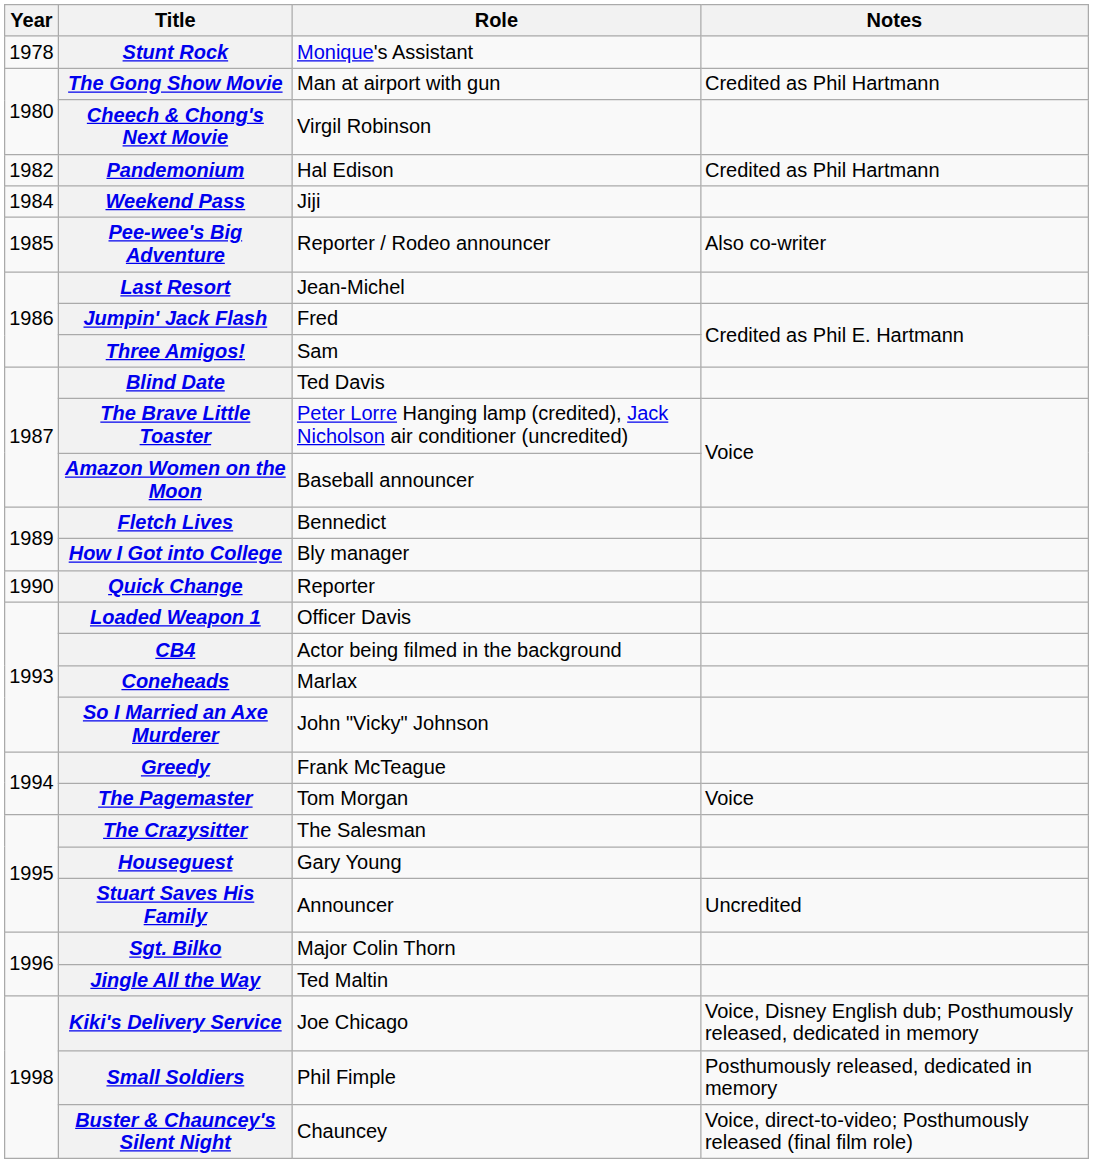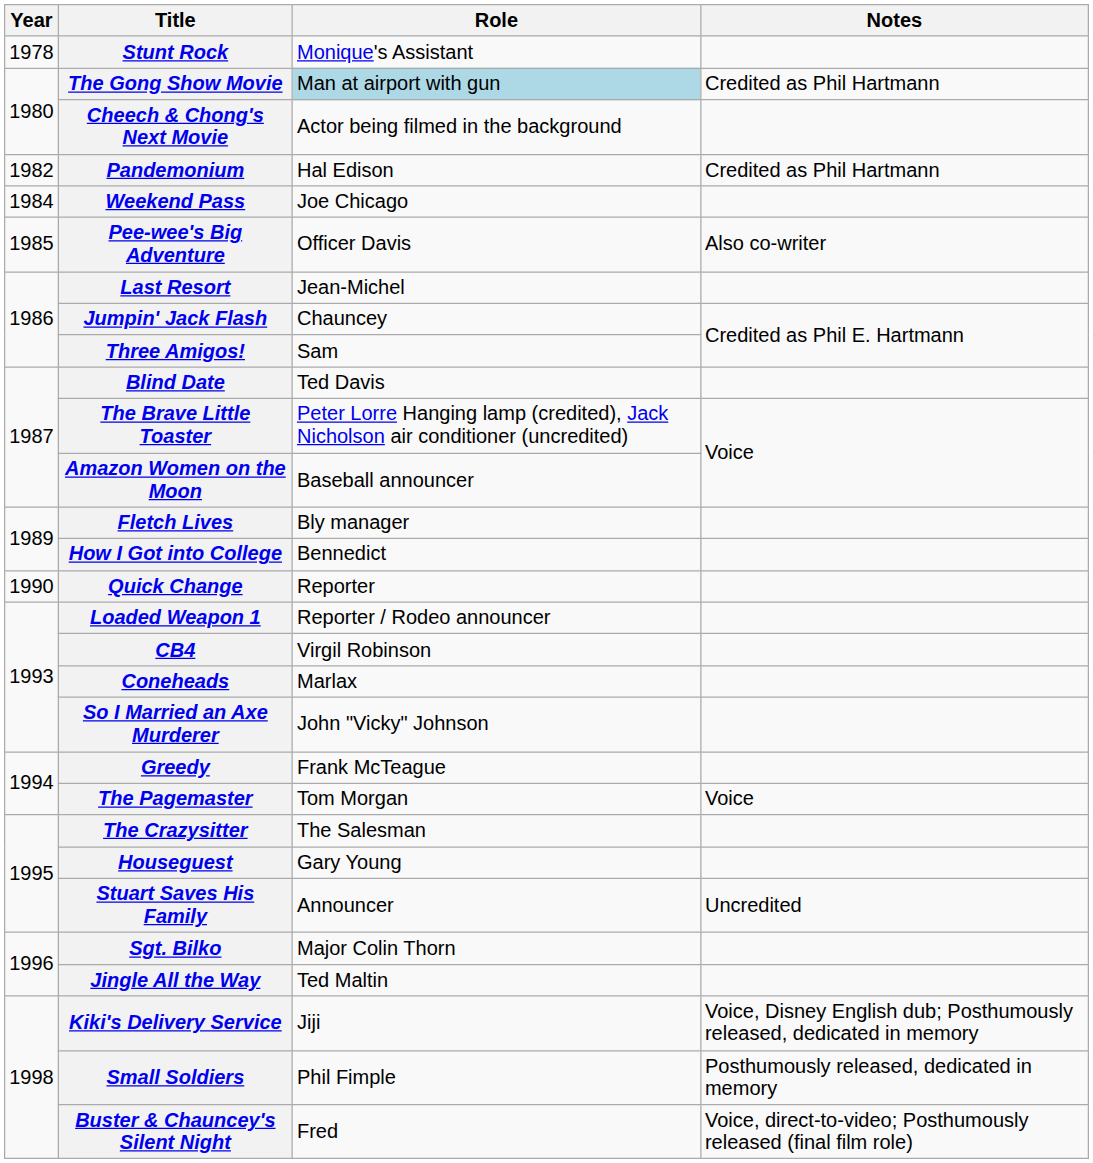(399, 83) no background -> (399, 83) lightblue background
(364, 126) Virgil Robinson -> (459, 126) Actor being filmed in the background
(309, 201) Jiji -> (353, 201) Joe Chicago
(424, 244) Reporter / Rodeo announcer -> (354, 244) Officer Davis
(318, 319) Fred -> (342, 319) Chauncey
(341, 522) Bennedict -> (353, 522) Bly manager
(353, 554) Bly manager -> (341, 554) Bennedict
(354, 617) Officer Davis -> (424, 617) Reporter / Rodeo announcer
(459, 649) Actor being filmed in the background -> (364, 649) Virgil Robinson
(353, 1023) Joe Chicago -> (309, 1023) Jiji
(342, 1131) Chauncey -> (318, 1131) Fred
